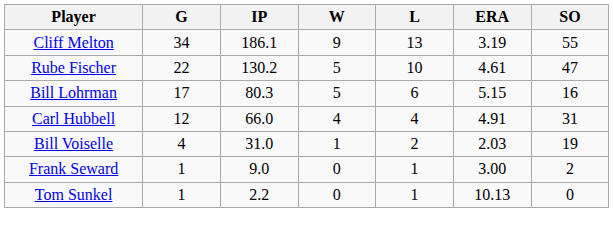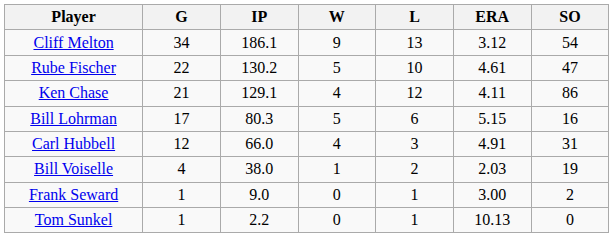(492, 42) 3.19 -> (492, 42) 3.12
(570, 42) 55 -> (570, 42) 54
+ row: (74, 93)
(415, 118) 4 -> (415, 144) 3
(259, 144) 31.0 -> (259, 169) 38.0
